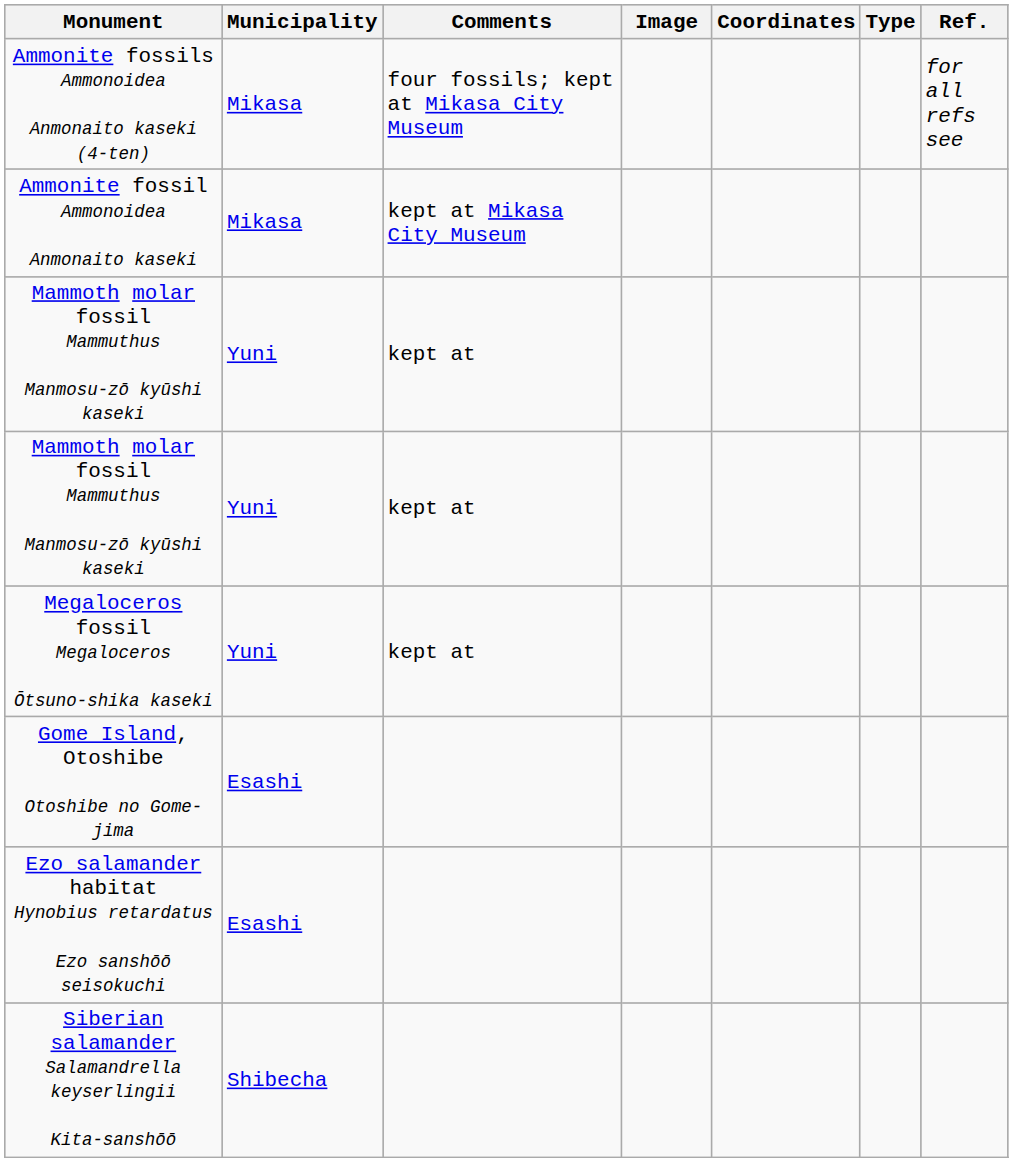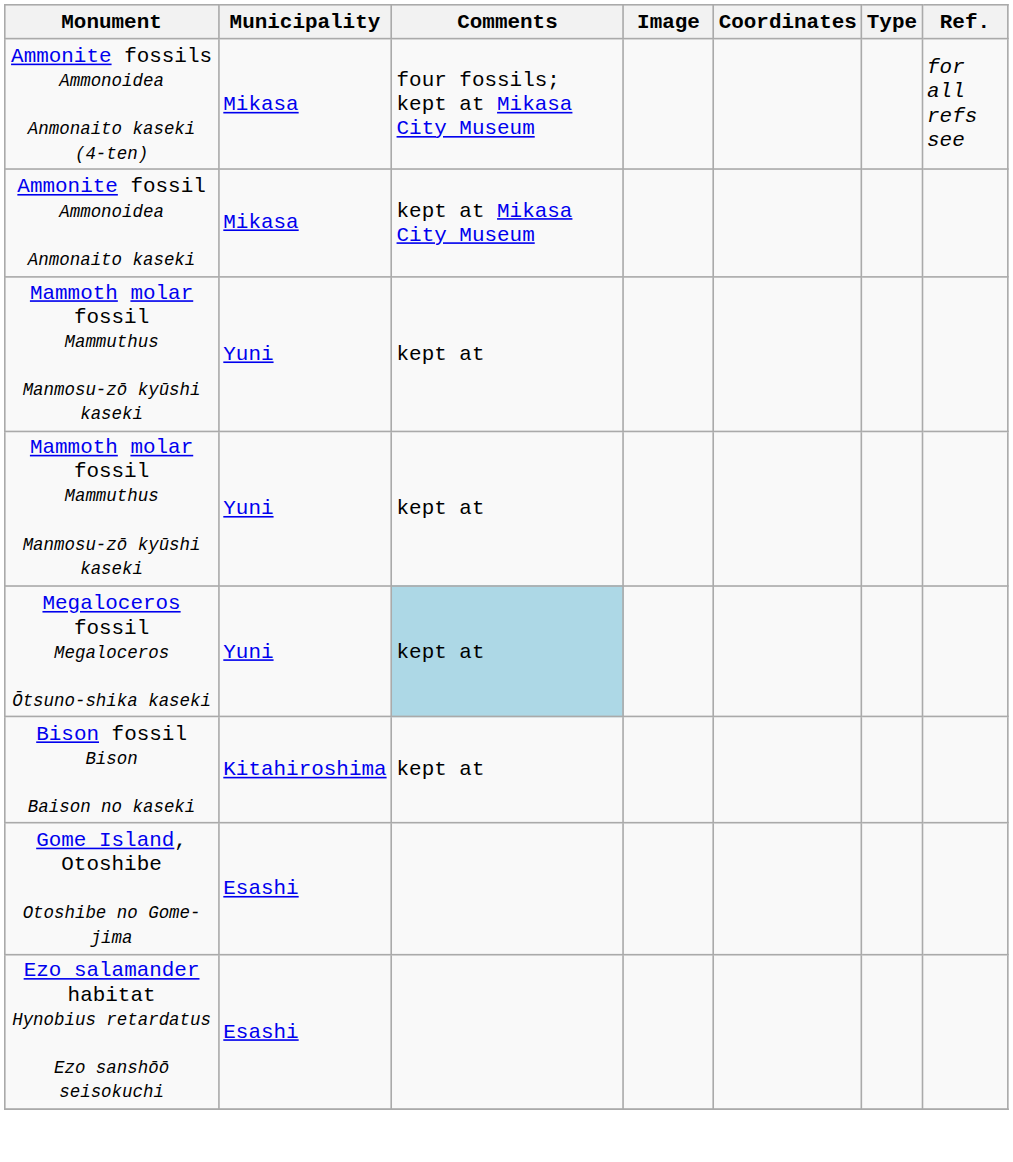(432, 651) no background -> (441, 651) lightblue background
+ row: (112, 769)
- row: (113, 1079)
